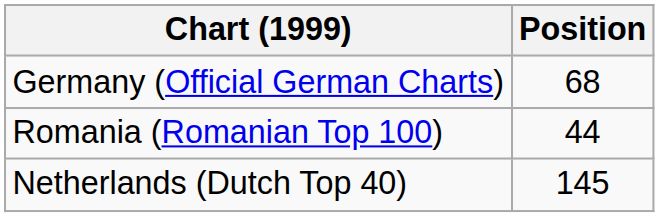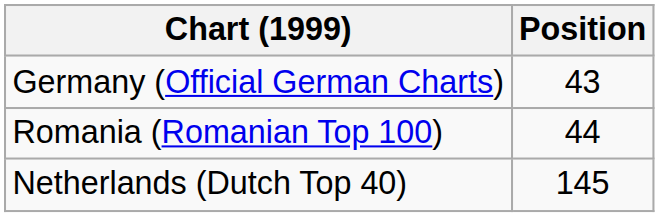(583, 81) 68 -> (583, 81) 43
